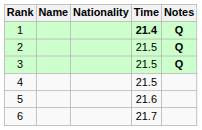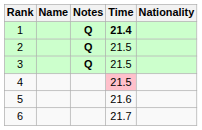columns swapped: (101, 13) <-> (179, 13)
(146, 82) no background -> (121, 82) pink background
